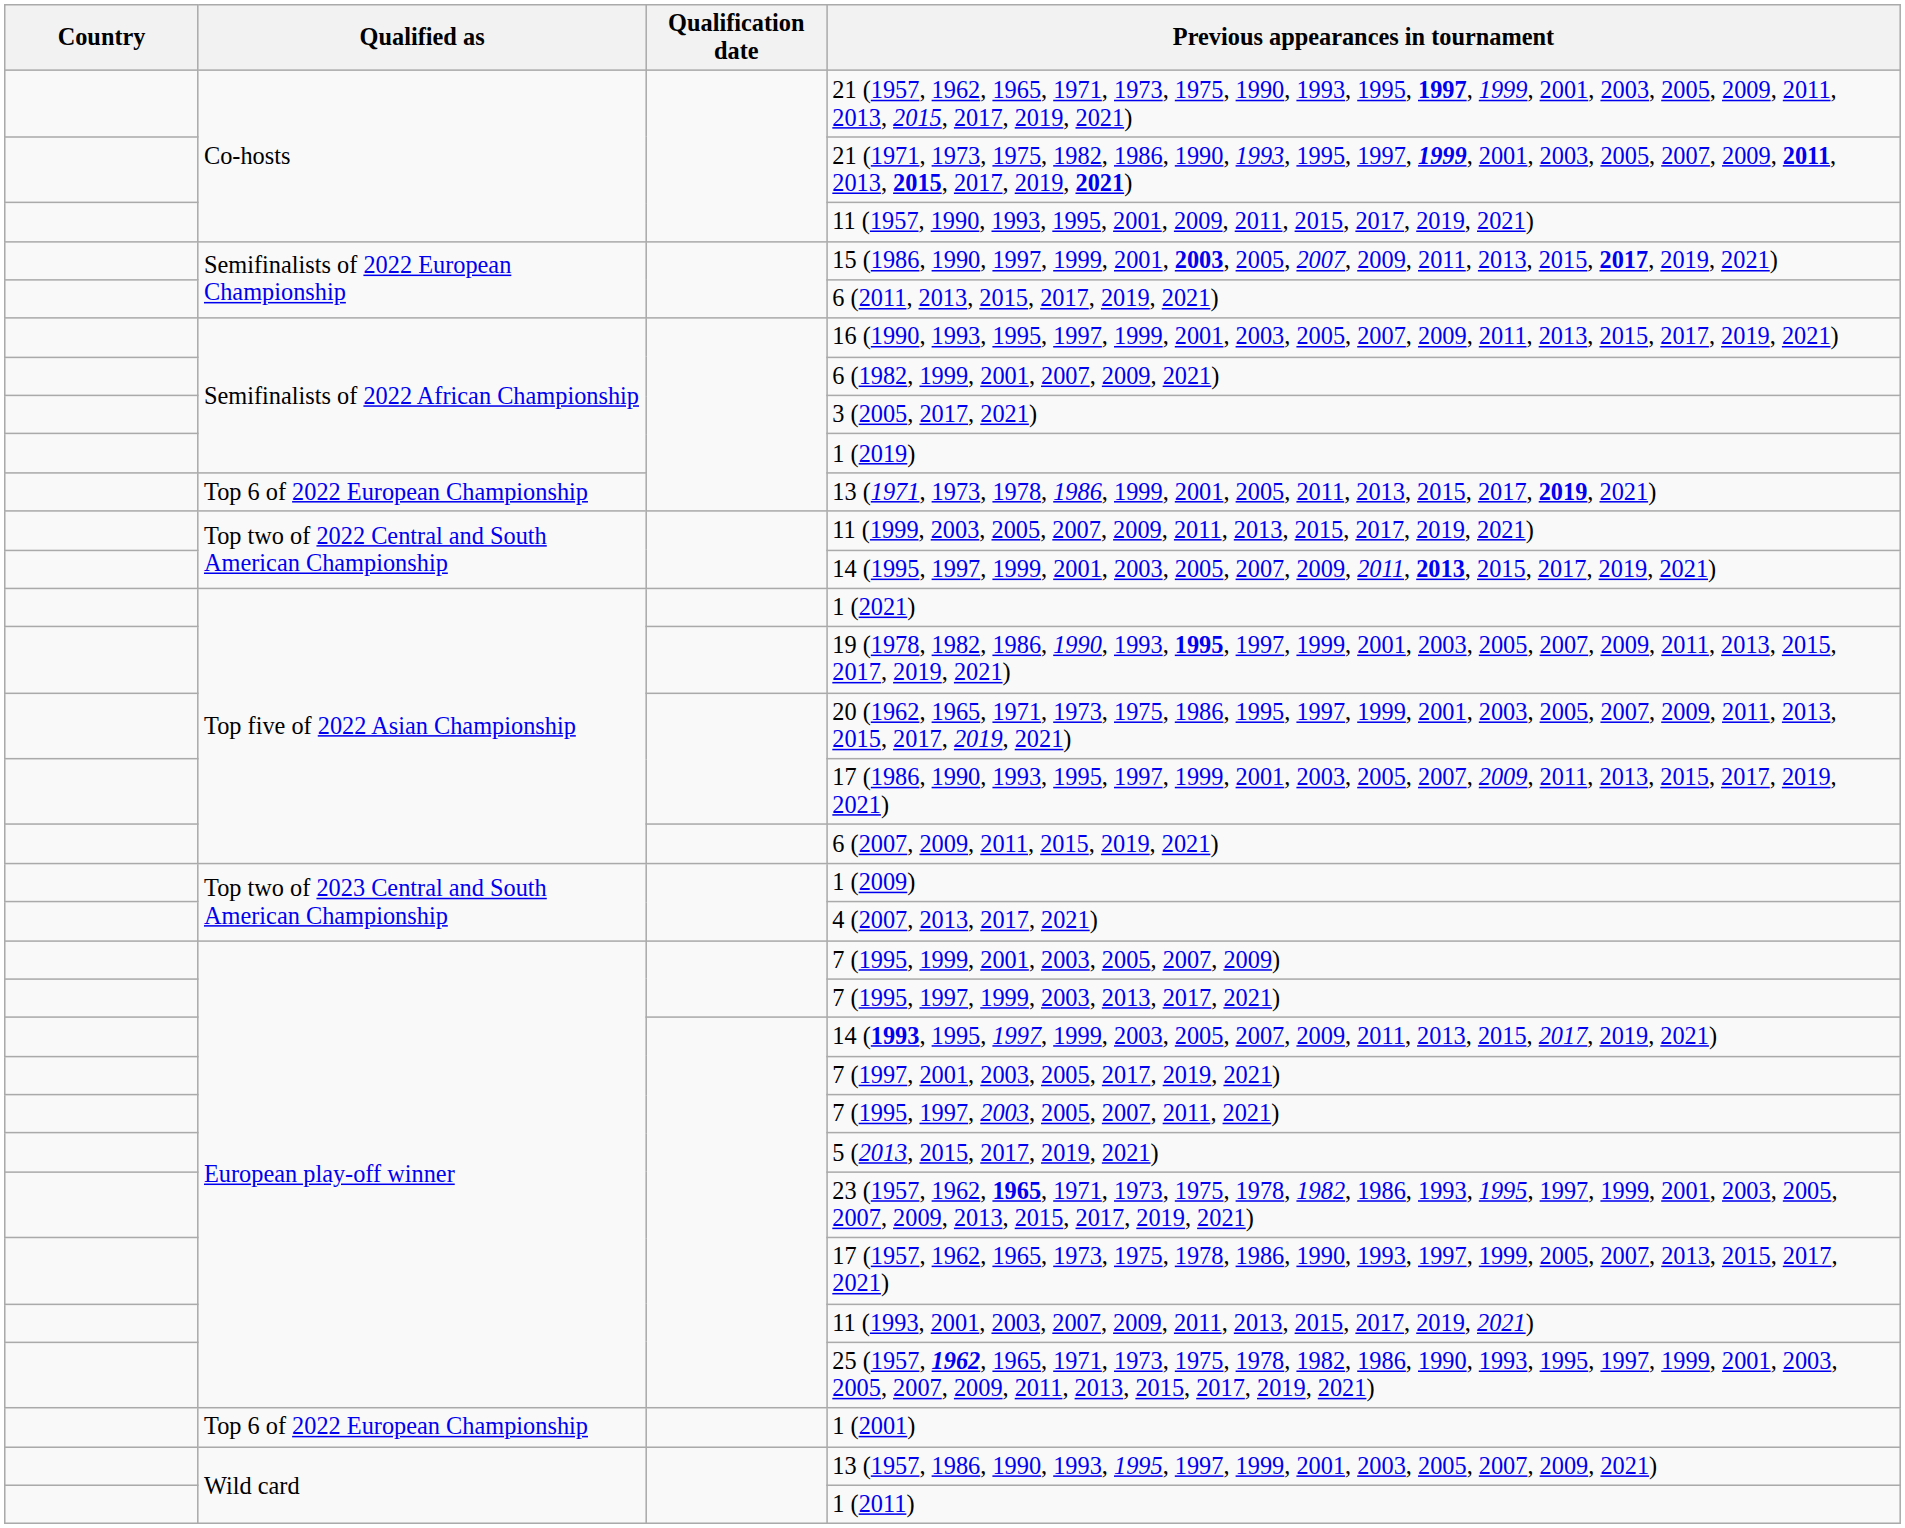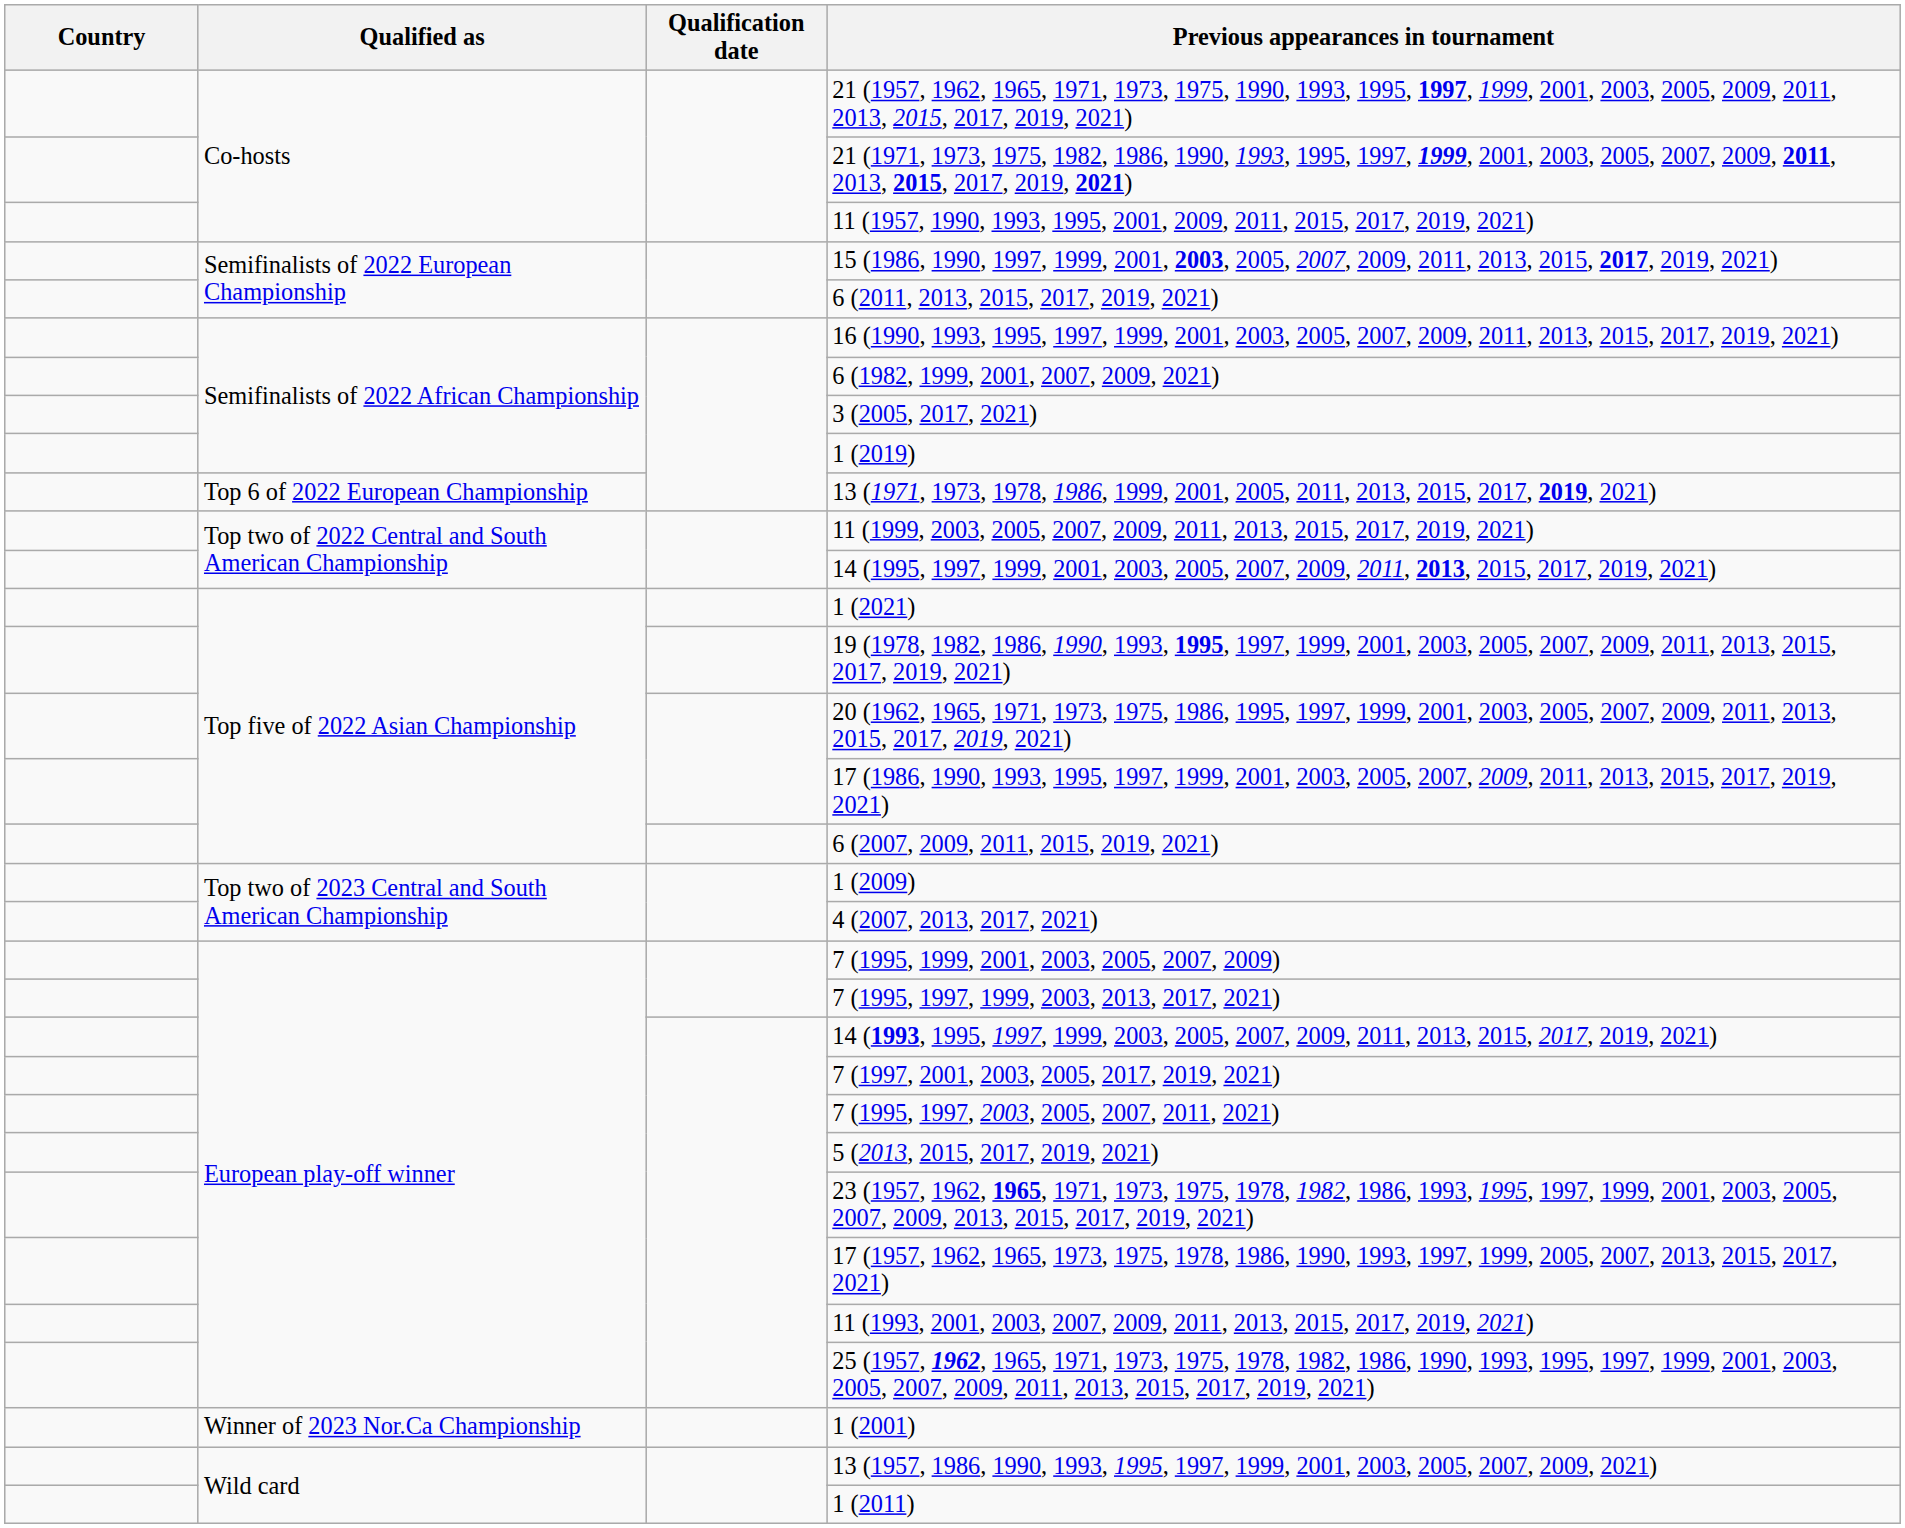(396, 1427) Top 6 of 2022 European Championship -> (392, 1427) Winner of 2023 Nor.Ca Championship
